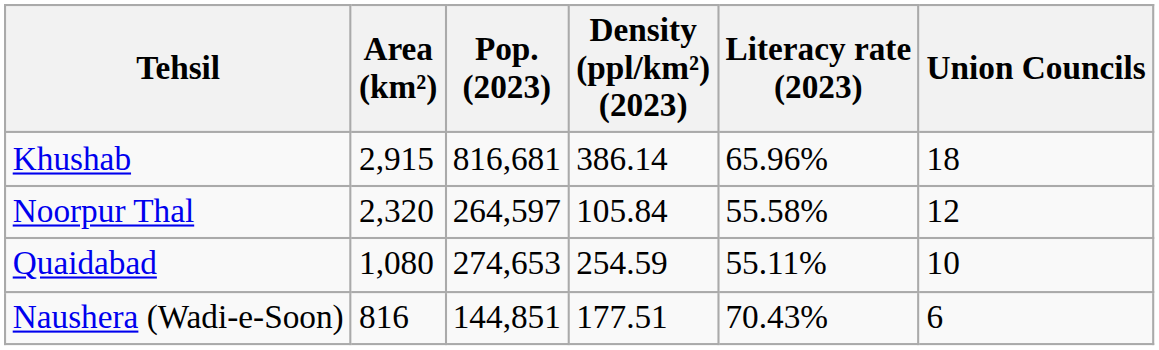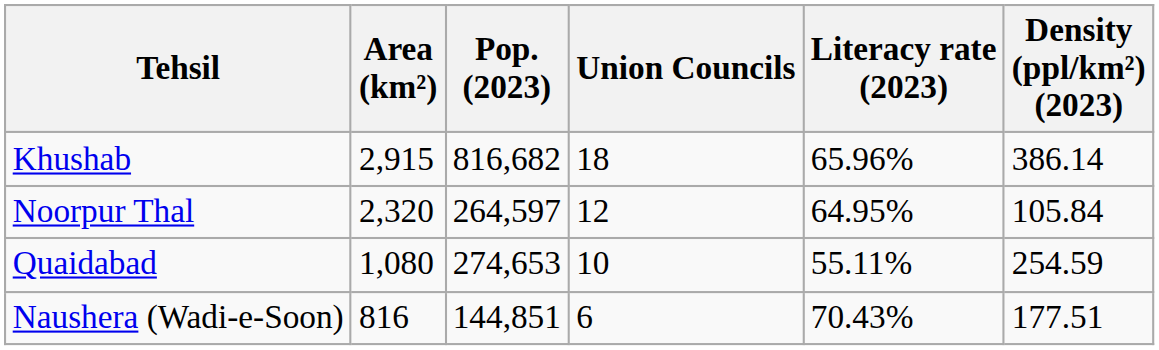columns swapped: (643, 68) <-> (1036, 68)
(507, 158) 816,681 -> (507, 158) 816,682
(777, 211) 55.58% -> (862, 211) 64.95%
